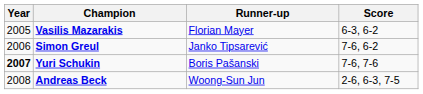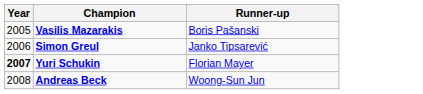- column: (379, 13)
(221, 30) Florian Mayer -> (224, 30) Boris Pašanski
(224, 64) Boris Pašanski -> (221, 64) Florian Mayer
